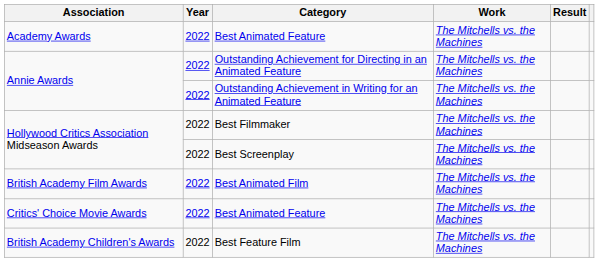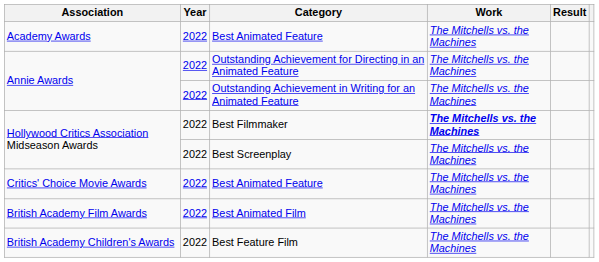(485, 124) normal -> (483, 124) bold
rows swapped: (77, 213) <-> (77, 183)
